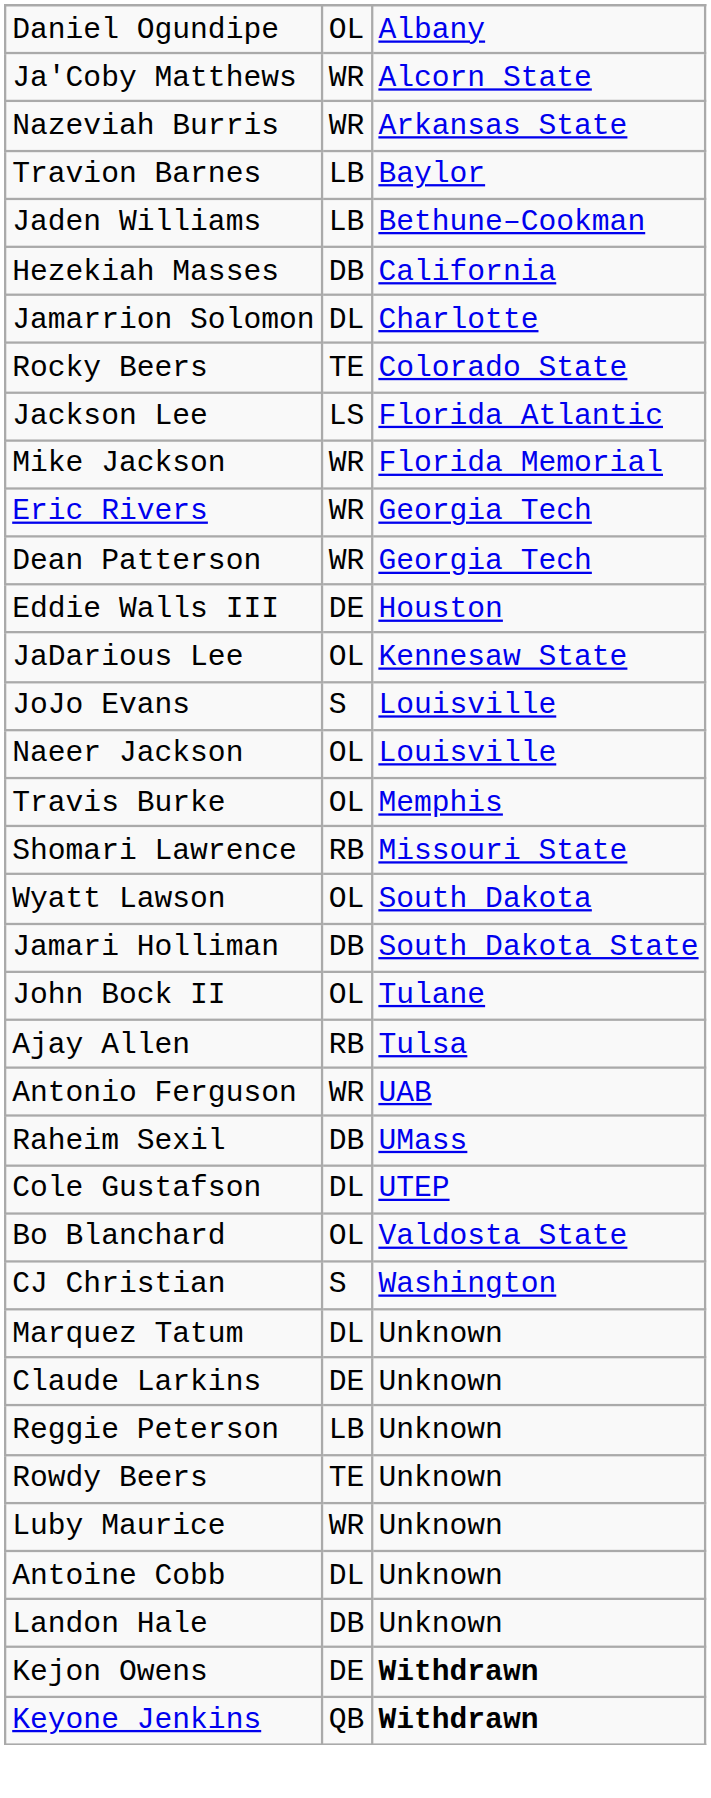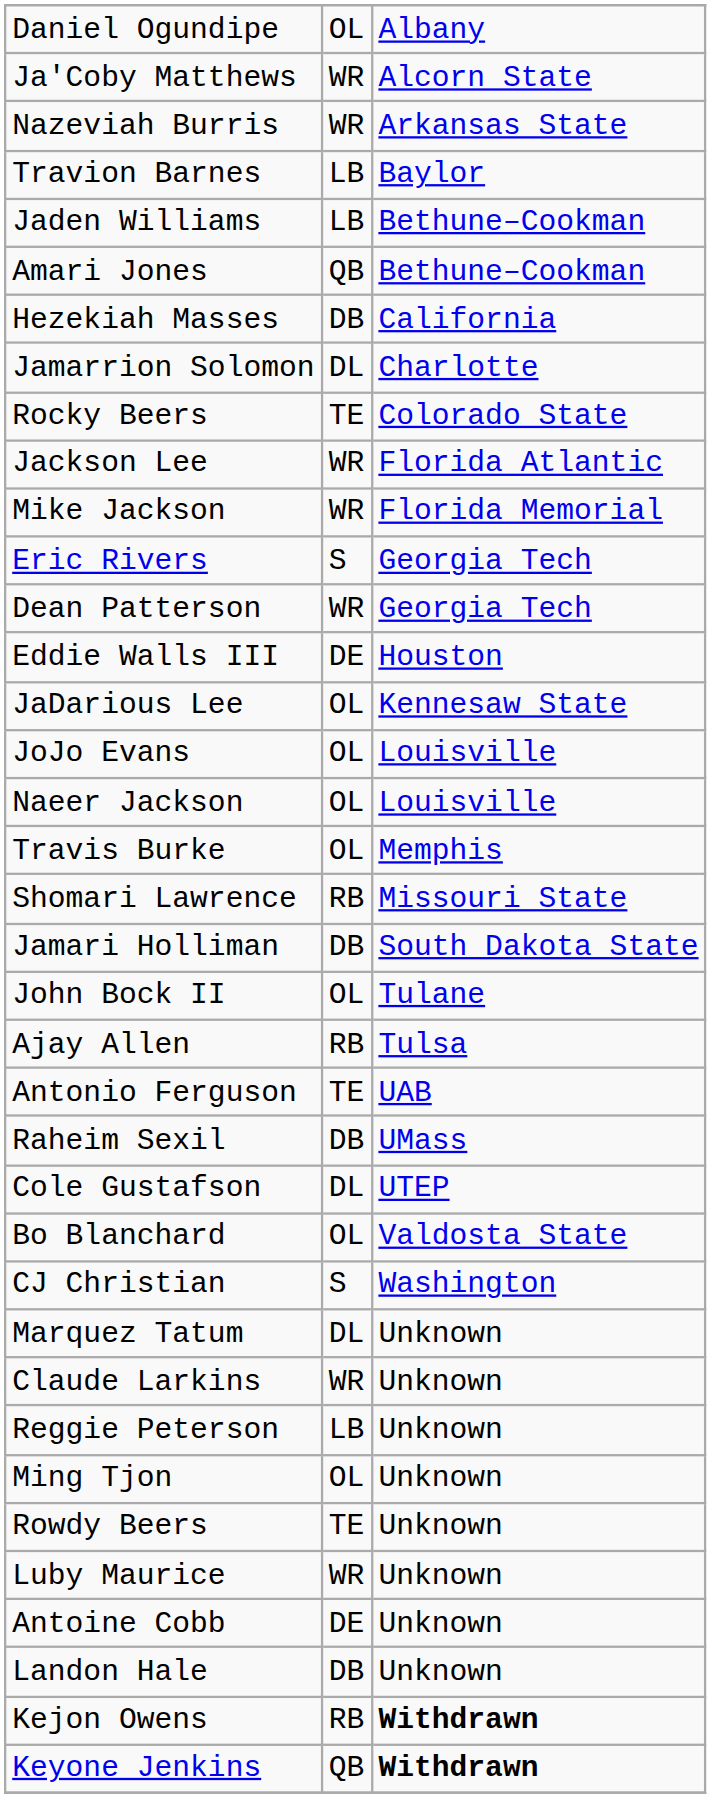+ row: (110, 271)
(346, 416) LS -> (346, 464) WR
(346, 512) WR -> (338, 561) S
(338, 706) S -> (346, 754) OL
- row: (119, 899)
(346, 1092) WR -> (346, 1092) TE
(346, 1382) DE -> (346, 1382) WR
+ row: (92, 1479)
(346, 1575) DL -> (346, 1623) DE
(346, 1672) DE -> (346, 1720) RB
